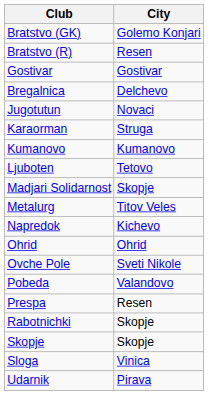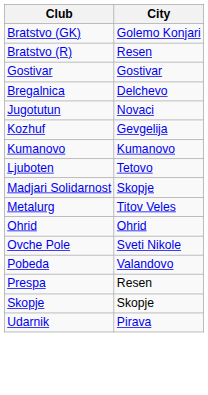- row: (37, 129)
+ row: (26, 129)
- row: (34, 226)
- row: (39, 322)
- row: (23, 361)
